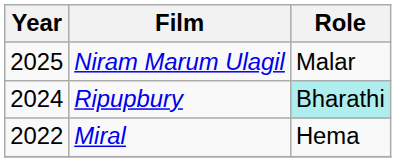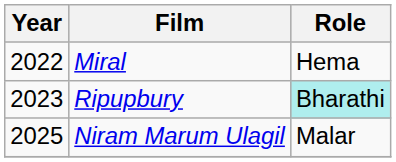rows swapped: (100, 136) <-> (180, 61)
(37, 99) 2024 -> (37, 99) 2023
